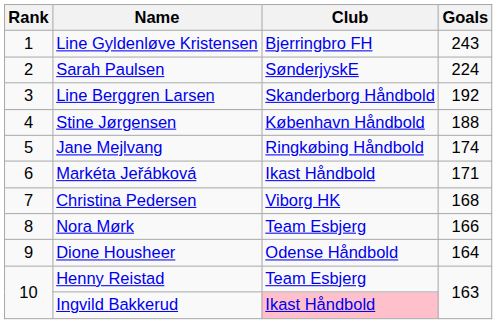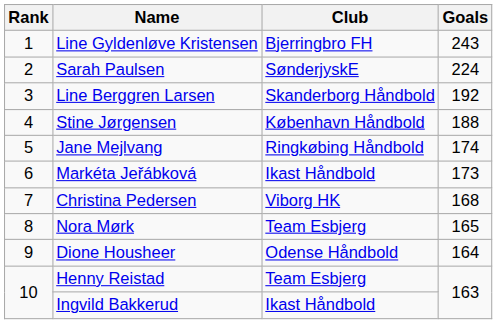(465, 174) 171 -> (465, 174) 173
(465, 226) 166 -> (465, 226) 165
(320, 305) pink background -> (320, 305) no background
